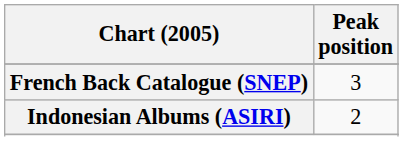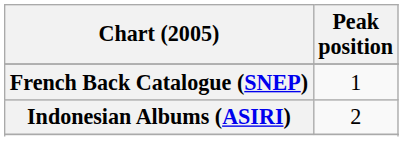(356, 81) 3 -> (356, 81) 1
